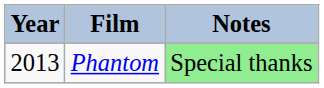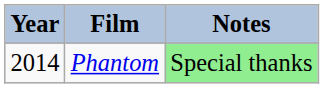(35, 62) 2013 -> (35, 62) 2014
